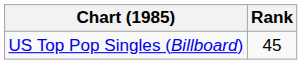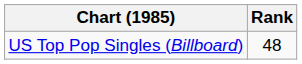(272, 45) 45 -> (272, 45) 48
